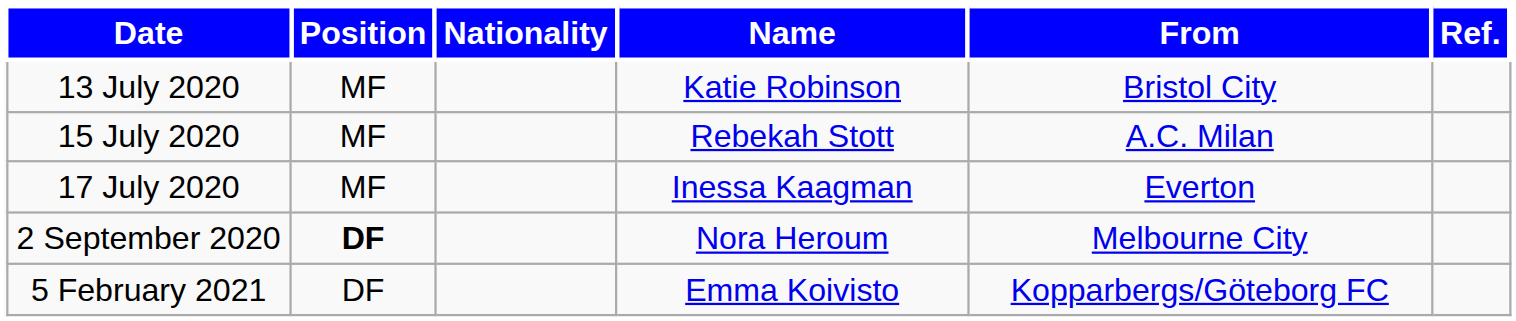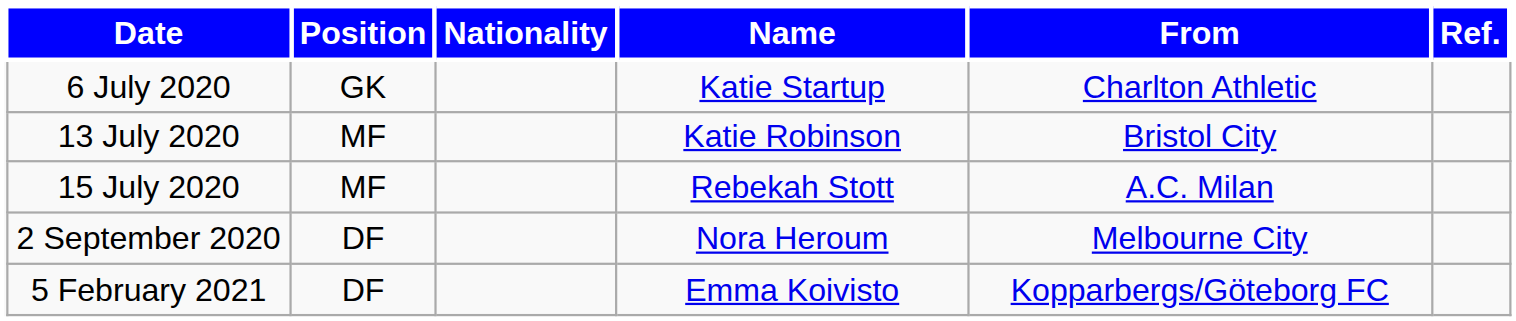+ row: (149, 86)
- row: (149, 188)
(363, 238) bold -> (363, 238) normal
